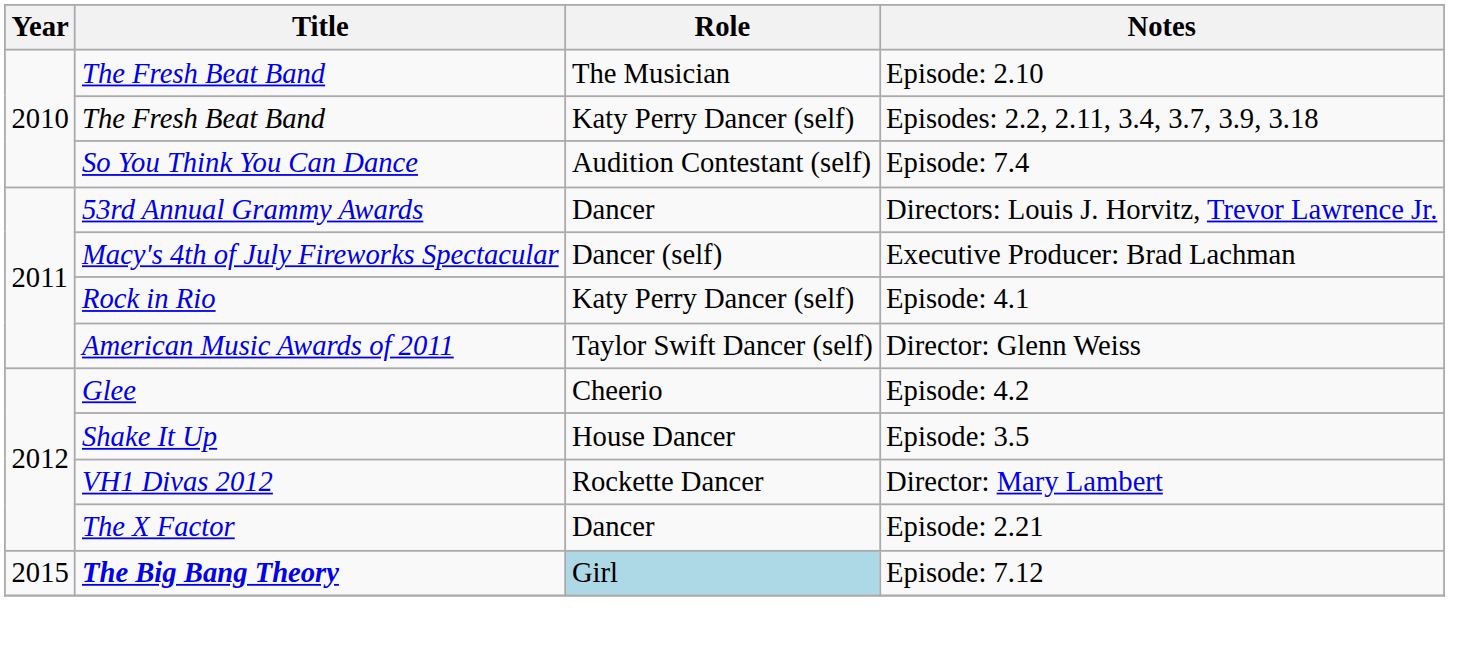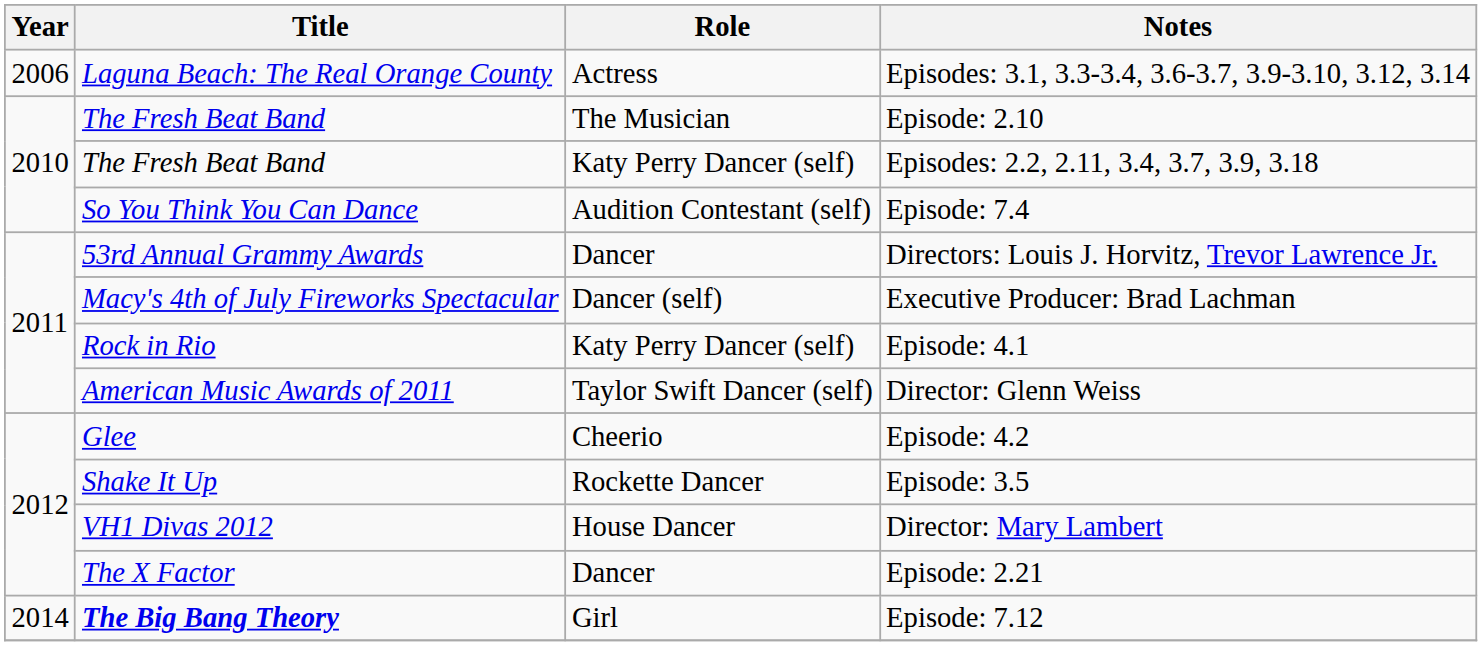+ row: (1178, 72)
(653, 436) House Dancer -> (668, 481) Rockette Dancer
(668, 481) Rockette Dancer -> (653, 526) House Dancer
(40, 572) 2015 -> (40, 617) 2014
(595, 572) lightblue background -> (595, 617) no background
